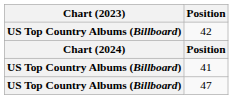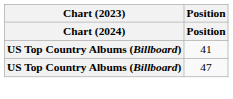- row: (206, 31)
